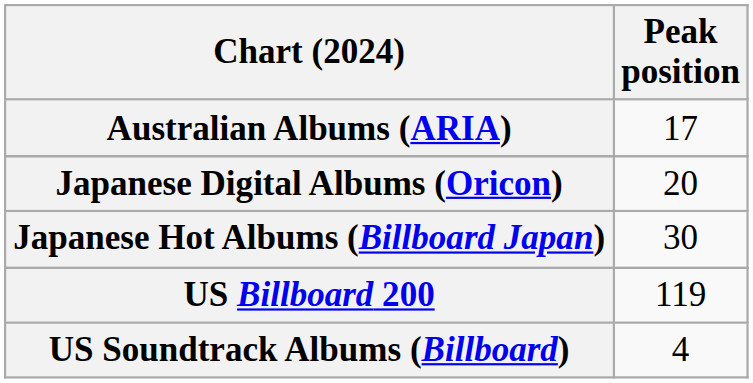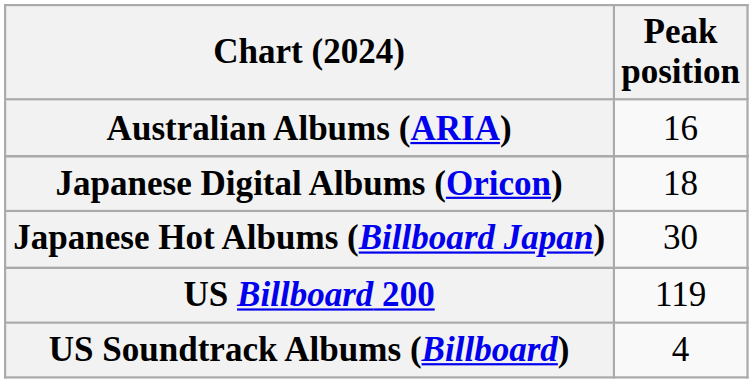(681, 127) 17 -> (681, 127) 16
(681, 182) 20 -> (681, 182) 18
